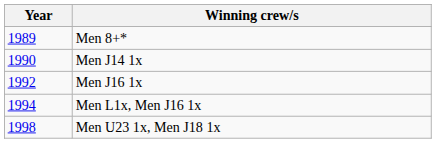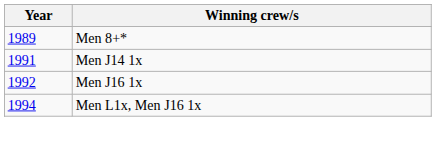(22, 60) 1990 -> (22, 60) 1991
- row: (148, 127)
